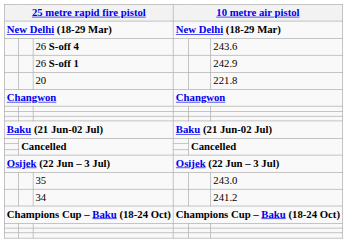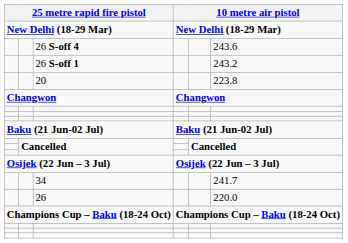(225, 64) 242.9 -> (225, 64) 243.2
(225, 81) 221.8 -> (225, 81) 223.8
- row: (26, 181)
(225, 197) 241.2 -> (225, 180) 241.7
+ row: (26, 198)
